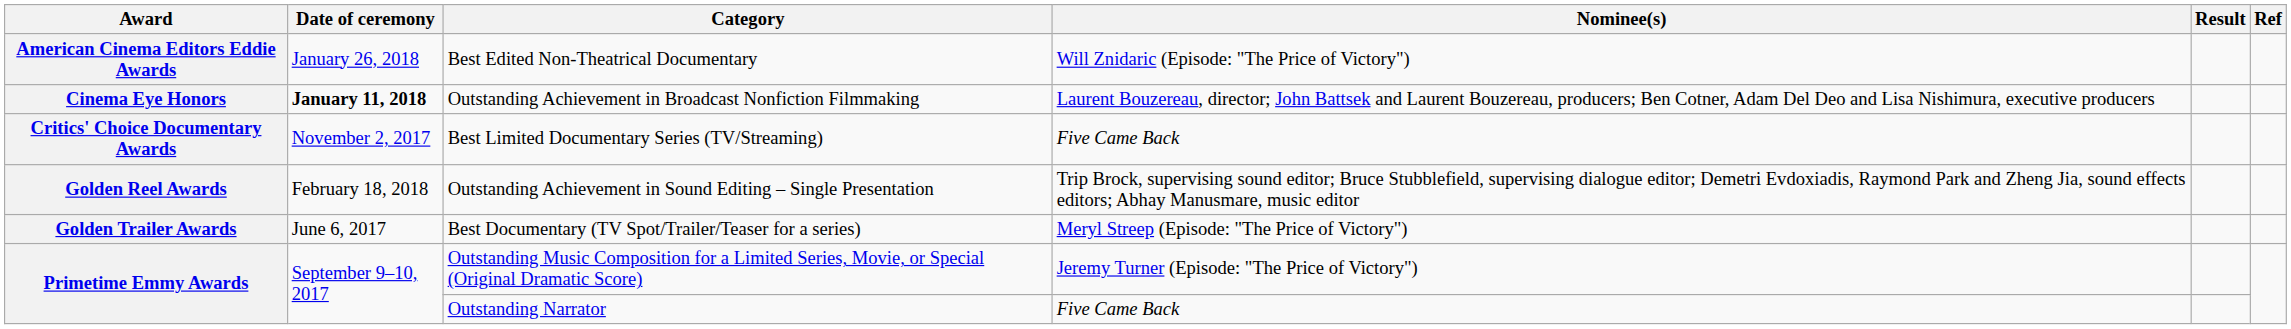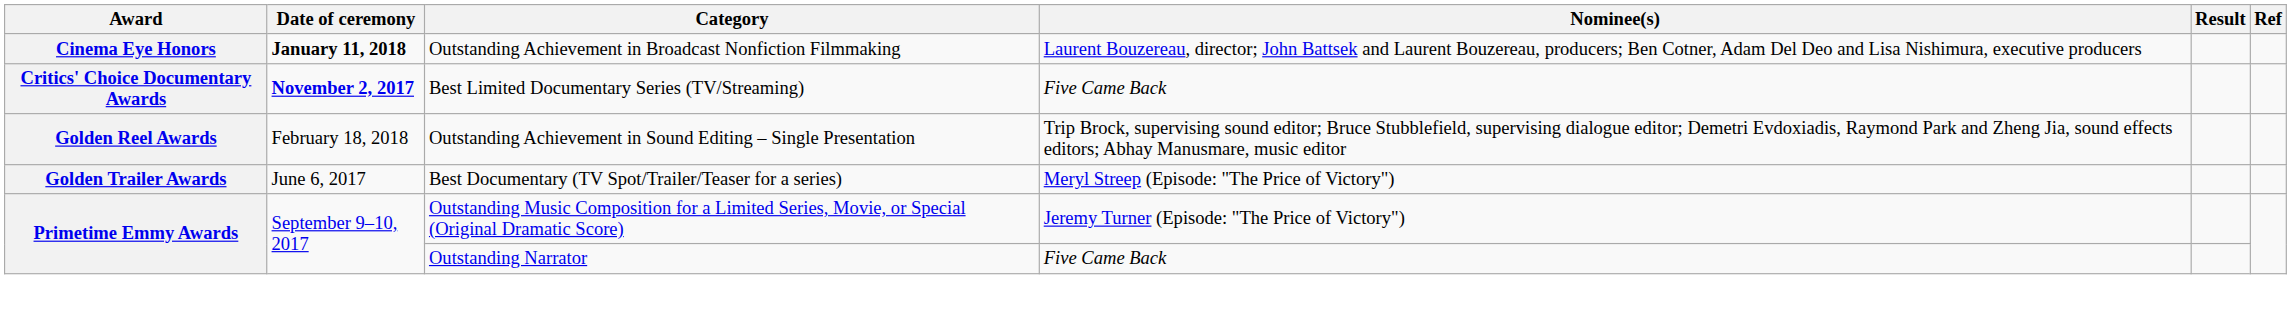- row: (602, 59)
(361, 138) normal -> (343, 88) bold
